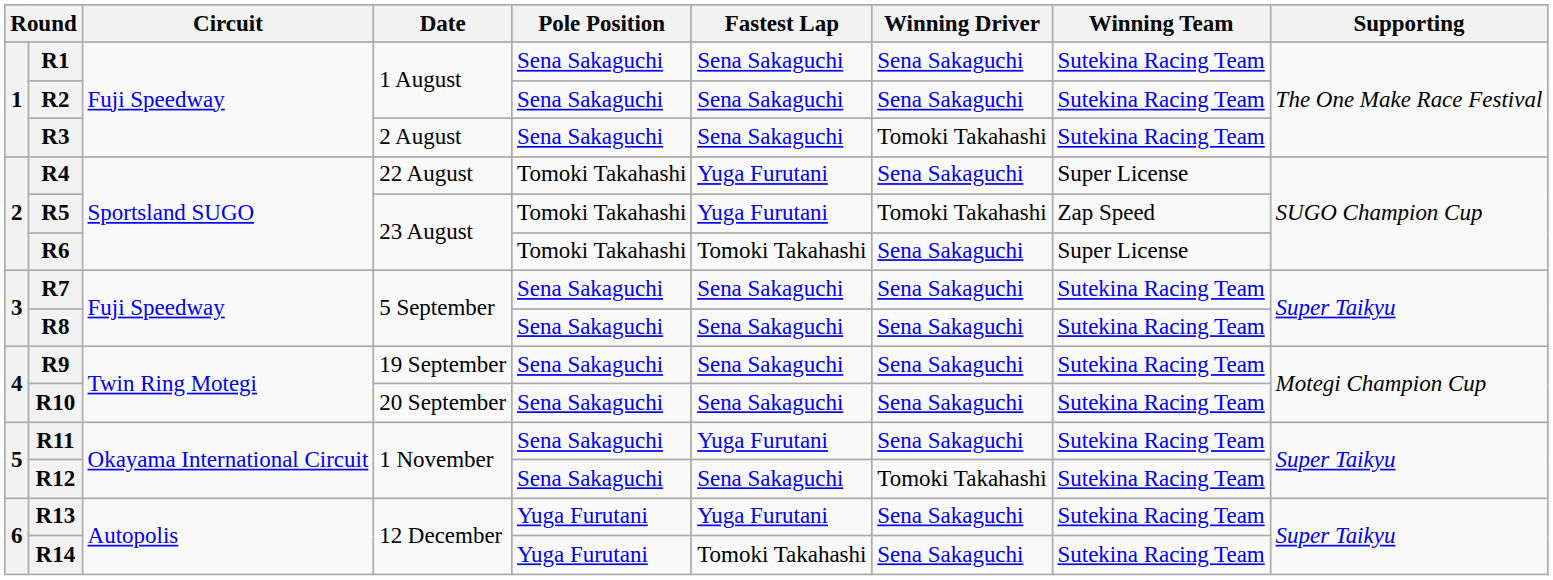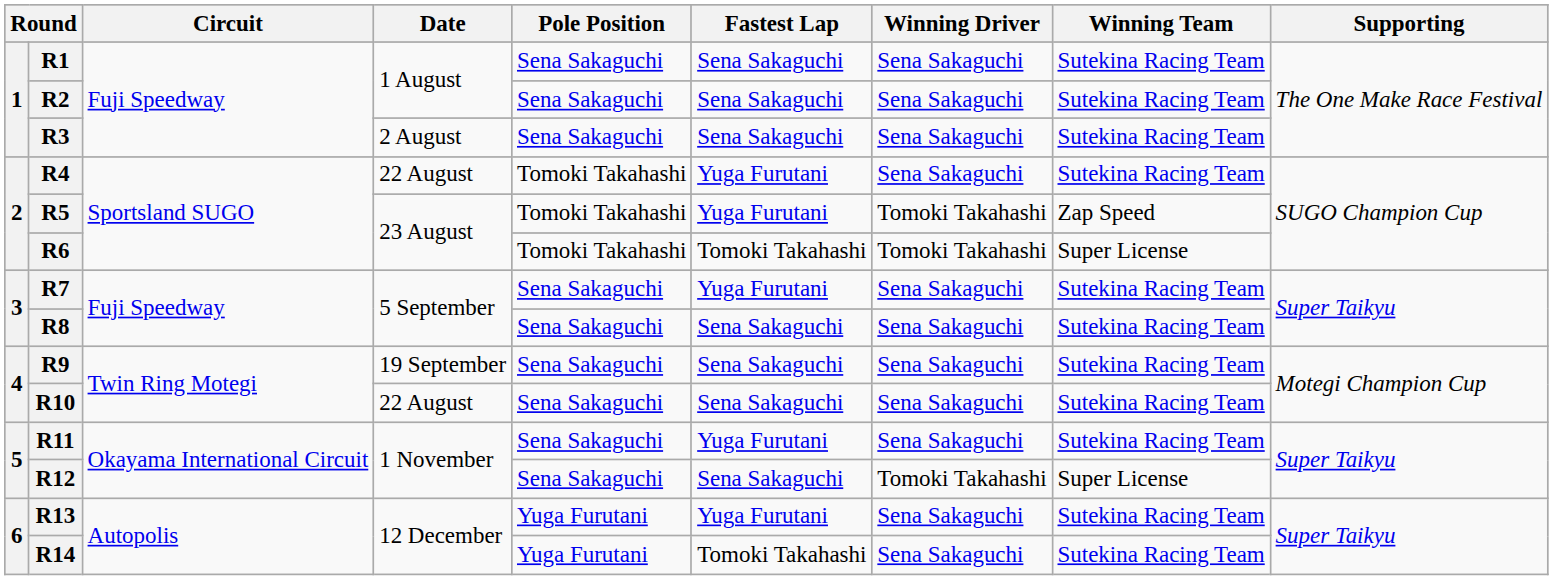(962, 136) Tomoki Takahashi -> (950, 136) Sena Sakaguchi
(1123, 174) Super License -> (1161, 174) Sutekina Racing Team
(950, 250) Sena Sakaguchi -> (962, 250) Tomoki Takahashi
(770, 288) Sena Sakaguchi -> (763, 288) Yuga Furutani
(443, 402) 20 September -> (426, 402) 22 August
(1161, 478) Sutekina Racing Team -> (1123, 478) Super License
